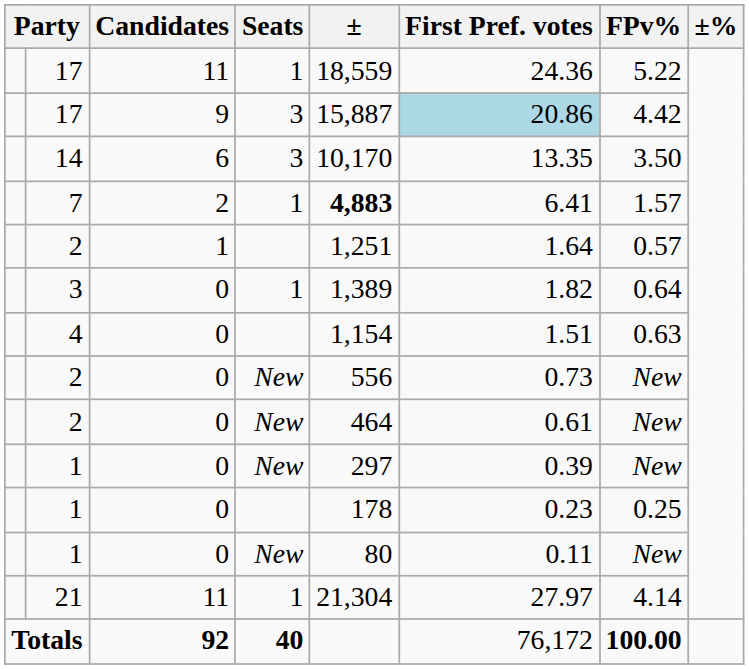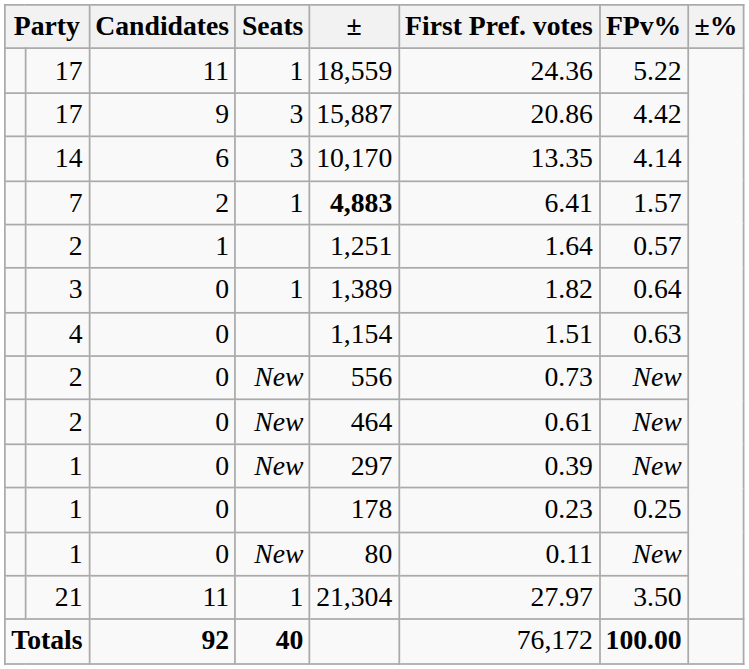(562, 114) lightblue background -> (562, 114) no background
(657, 158) 3.50 -> (657, 158) 4.14
(657, 597) 4.14 -> (657, 597) 3.50
